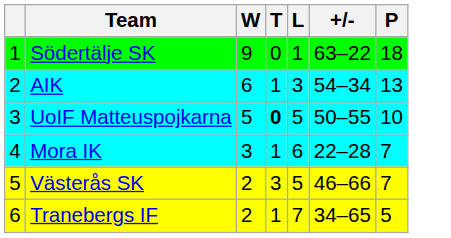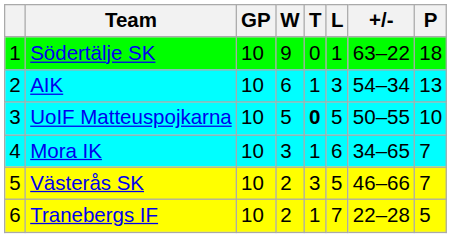+ column: (256, 20)
(342, 150) 22–28 -> (381, 150) 34–65
(342, 215) 34–65 -> (381, 215) 22–28
